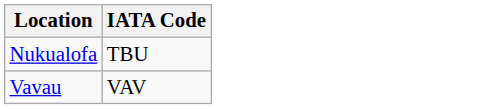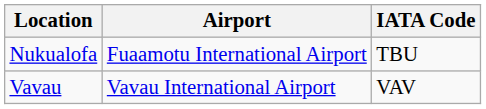+ column: (237, 20)
